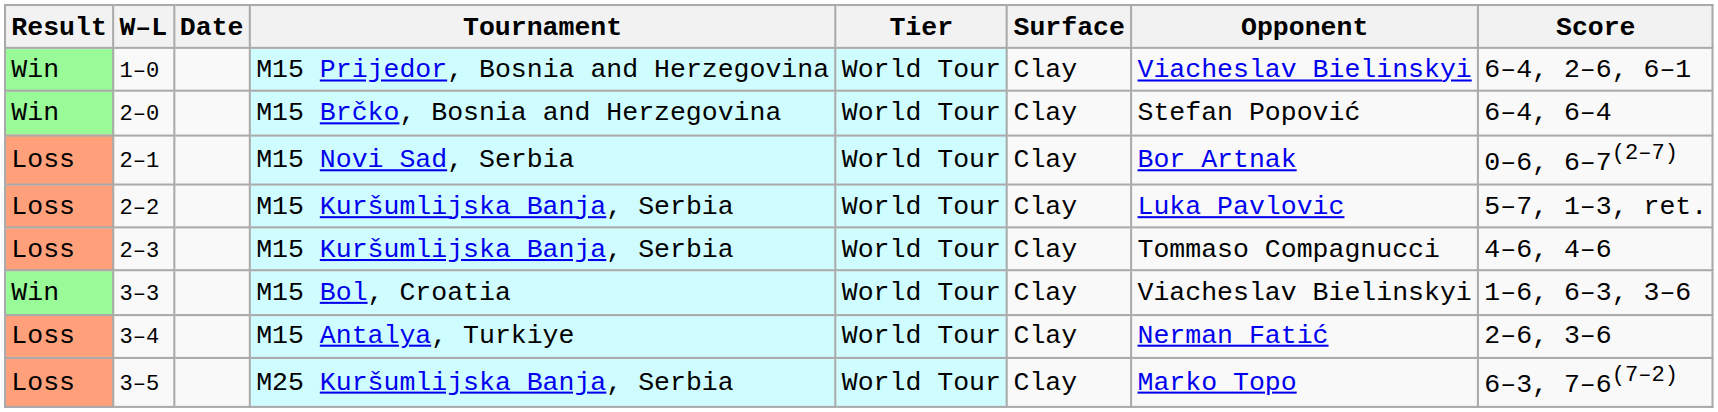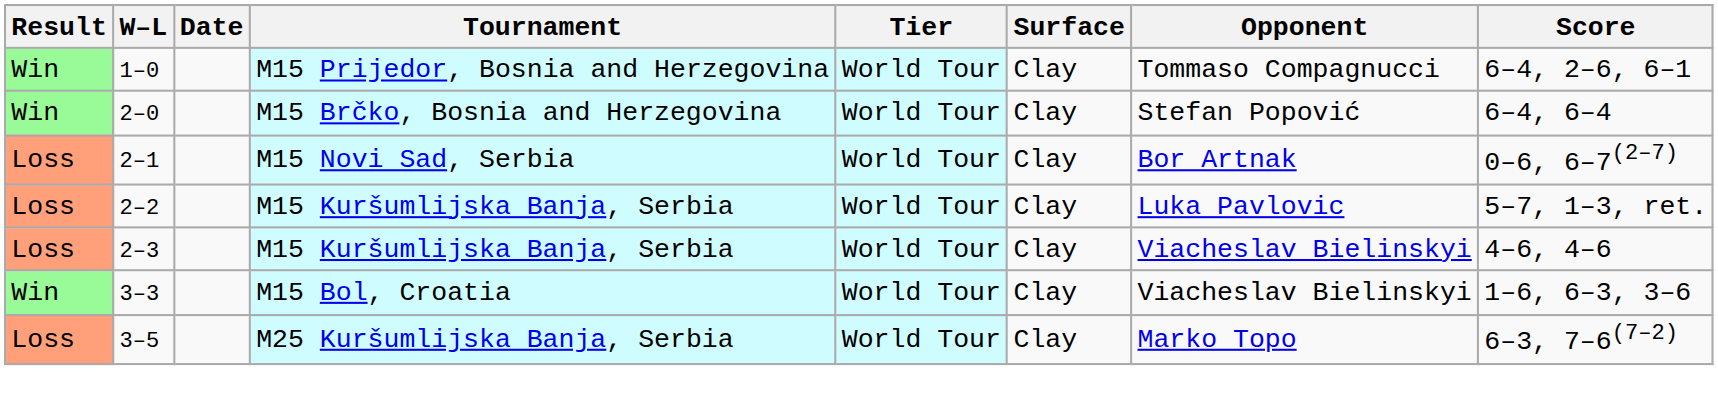(1305, 70) Viacheslav Bielinskyi -> (1289, 70) Tommaso Compagnucci
(1289, 250) Tommaso Compagnucci -> (1305, 250) Viacheslav Bielinskyi
- row: (139, 337)
